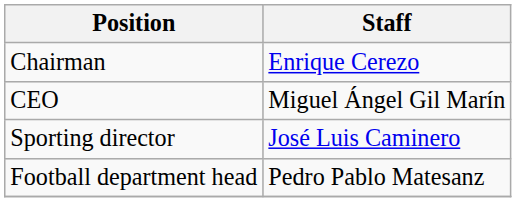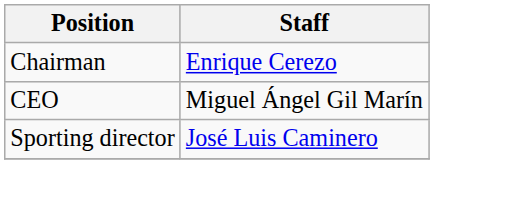- row: (134, 176)
